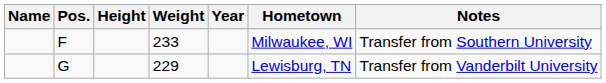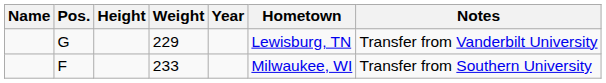rows swapped: (62, 41) <-> (64, 66)
